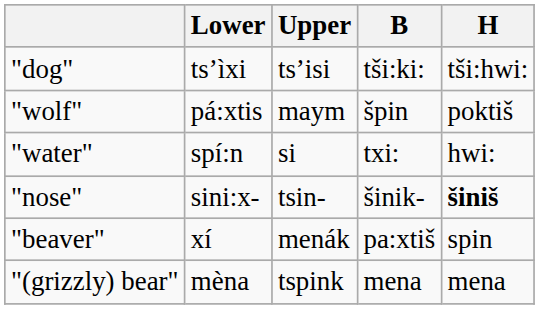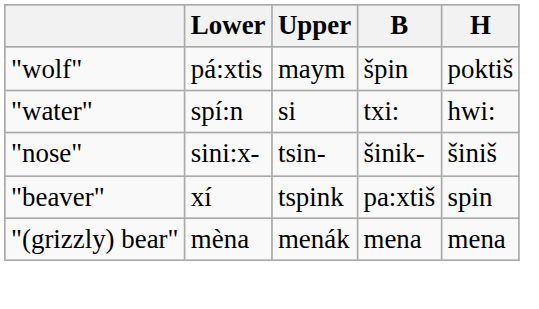- row: (42, 68)
(473, 196) bold -> (472, 153) normal
(314, 238) menák -> (311, 196) tspink
(311, 281) tspink -> (314, 238) menák
